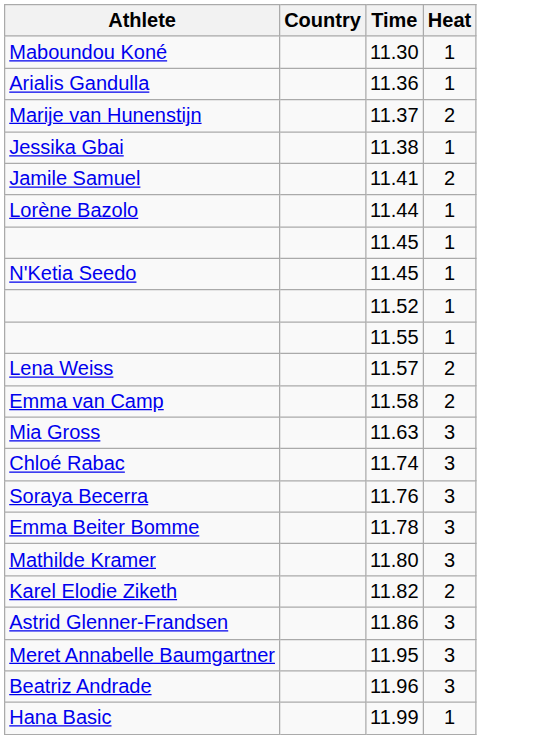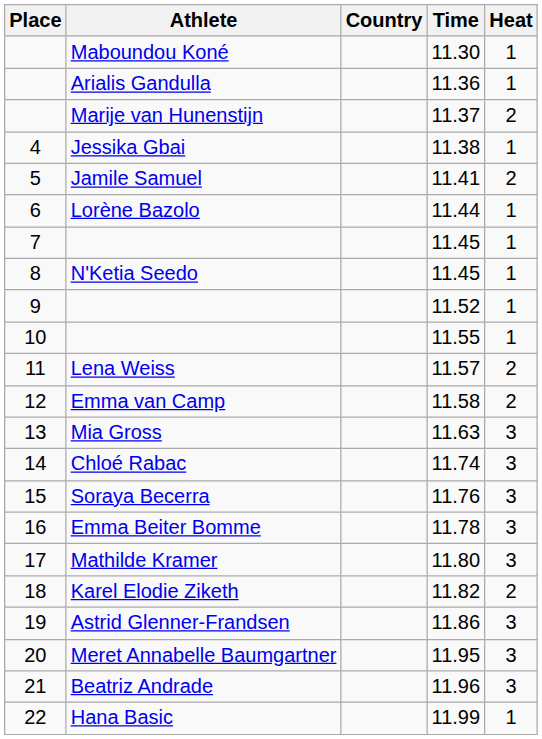+ column: (35, 20)
